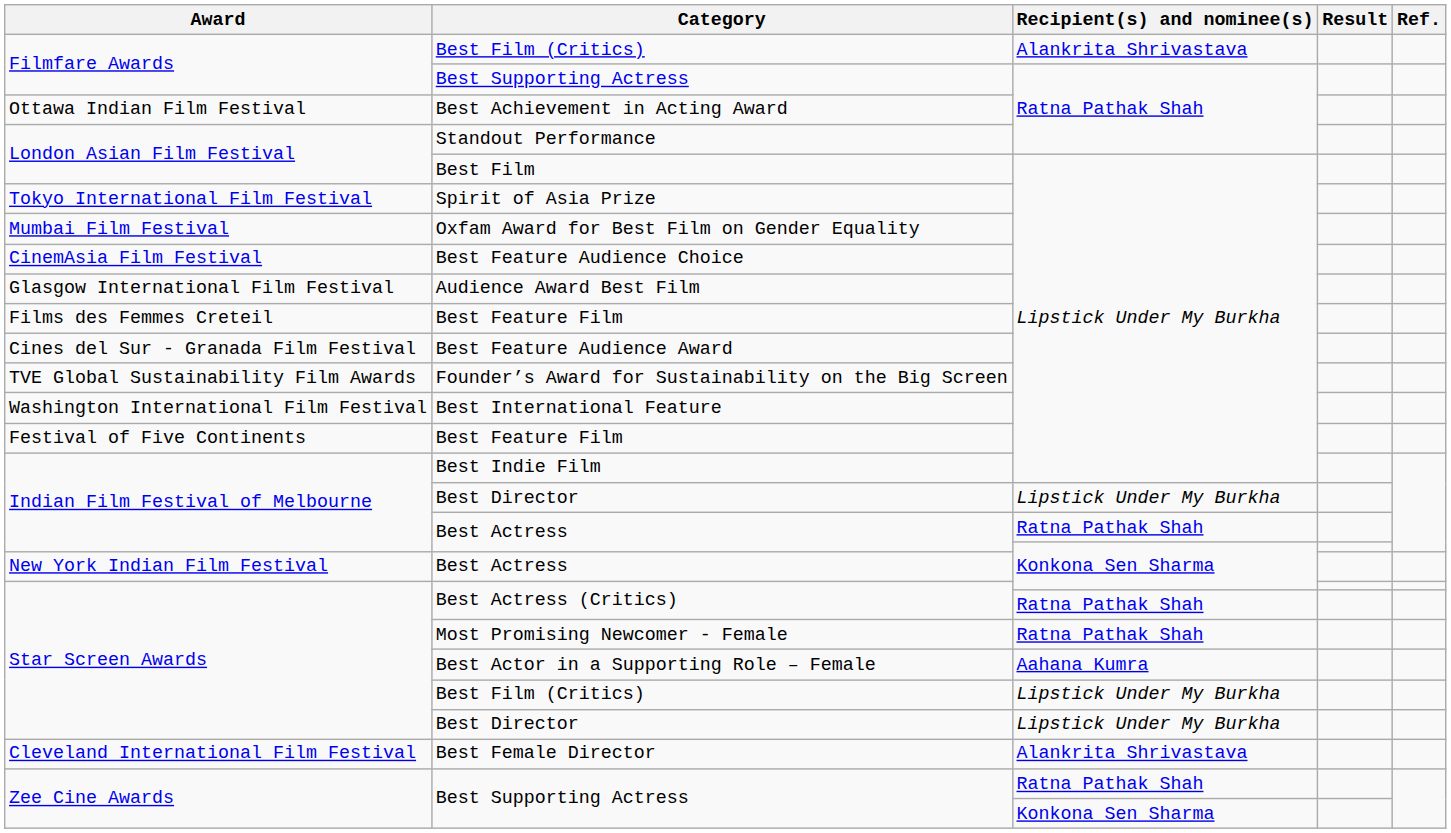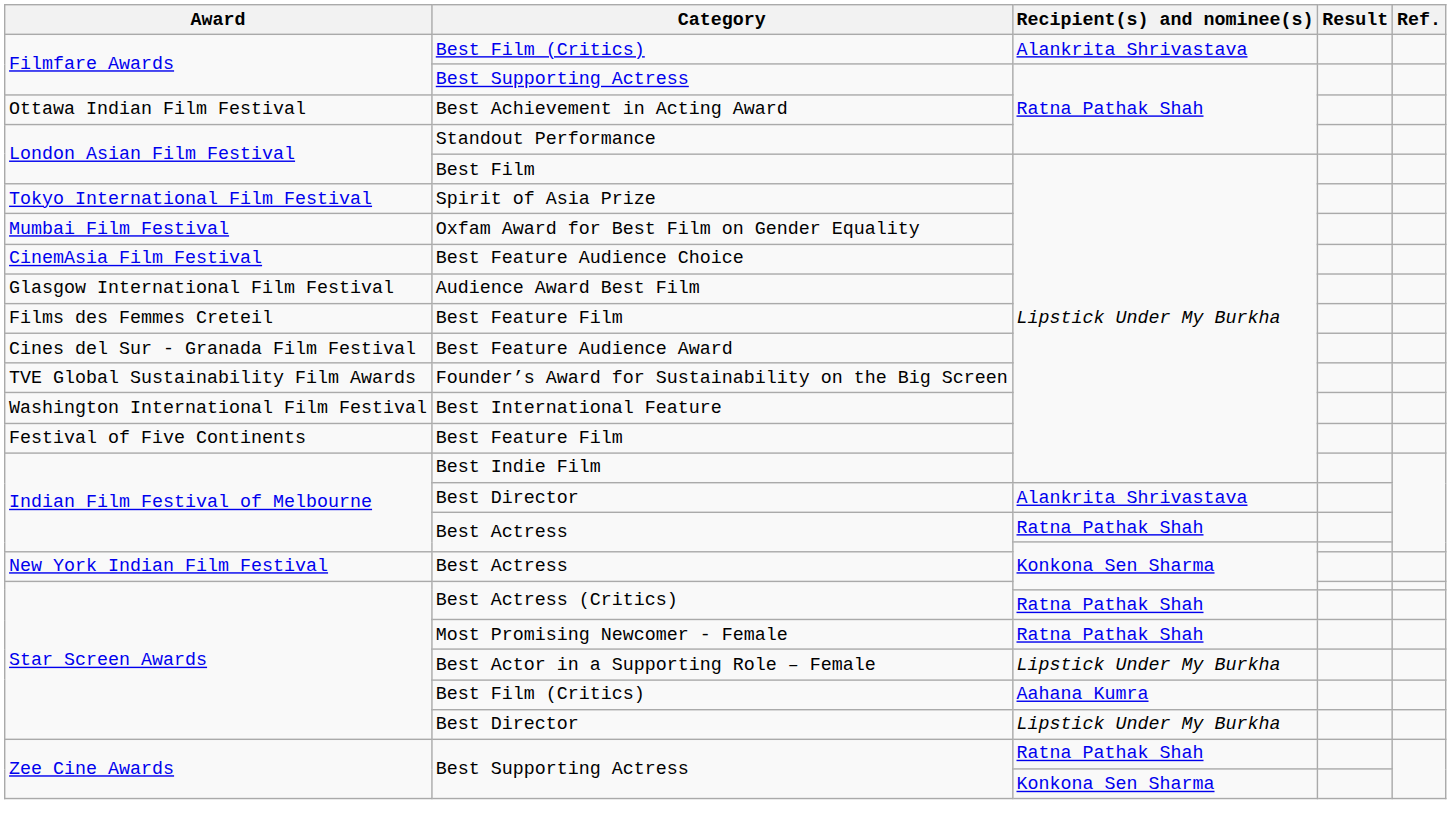(1149, 498) Lipstick Under My Burkha -> (1132, 498) Alankrita Shrivastava
(1083, 664) Aahana Kumra -> (1149, 664) Lipstick Under My Burkha
(1149, 694) Lipstick Under My Burkha -> (1083, 694) Aahana Kumra
- row: (213, 754)
